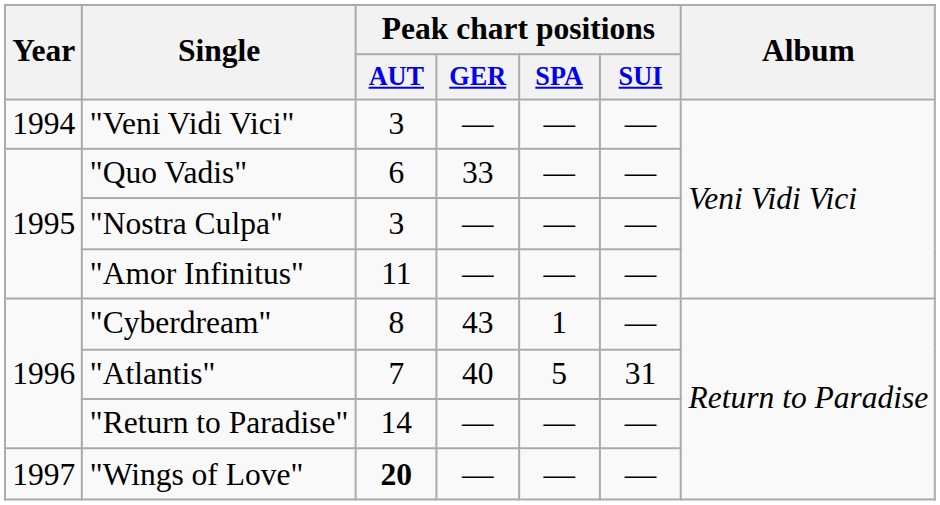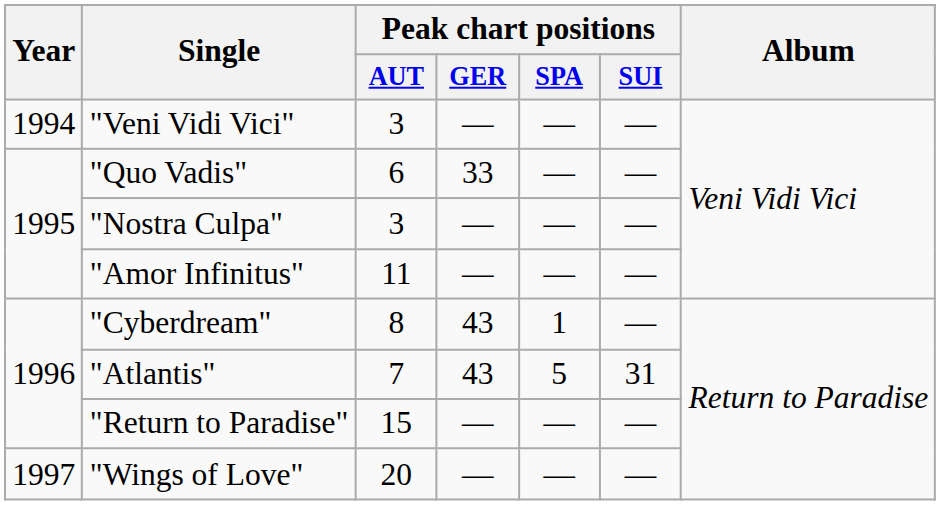(478, 373) 40 -> (478, 373) 43
(396, 423) 14 -> (396, 423) 15
(396, 473) bold -> (396, 473) normal
